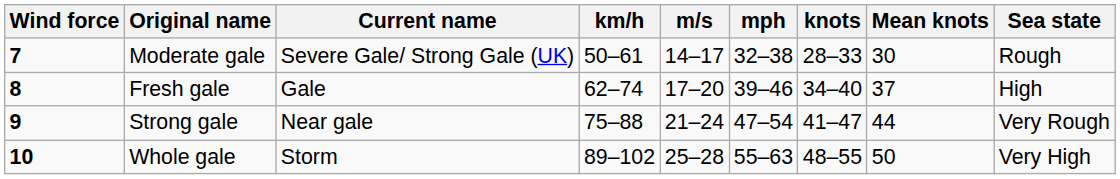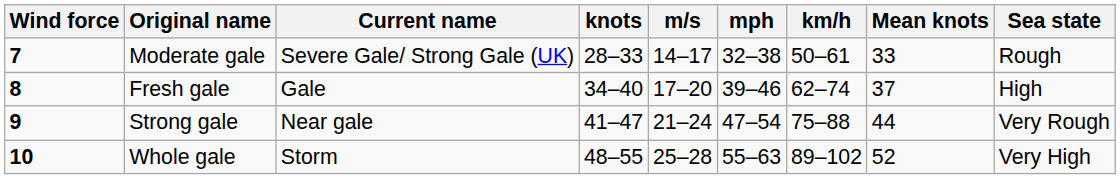columns swapped: (619, 21) <-> (832, 21)
(884, 55) 30 -> (884, 55) 33
(884, 156) 50 -> (884, 156) 52
